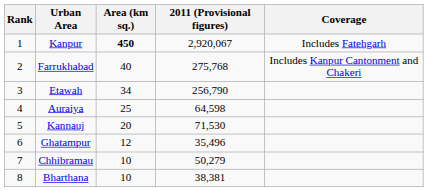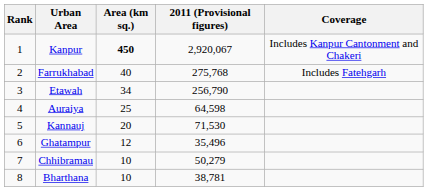(344, 43) Includes Fatehgarh -> (344, 49) Includes Kanpur Cantonment and Chakeri
(344, 66) Includes Kanpur Cantonment and Chakeri -> (344, 73) Includes Fatehgarh
(210, 178) 38,381 -> (210, 178) 38,781
